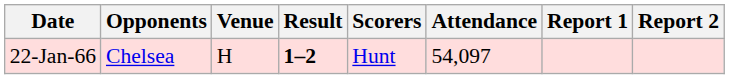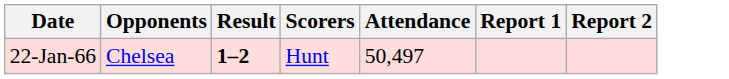- column: (245, 21)
(461, 55) 54,097 -> (394, 55) 50,497
